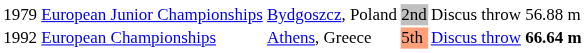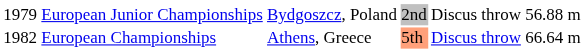(20, 38) 1992 -> (20, 38) 1982
(553, 38) bold -> (553, 38) normal
